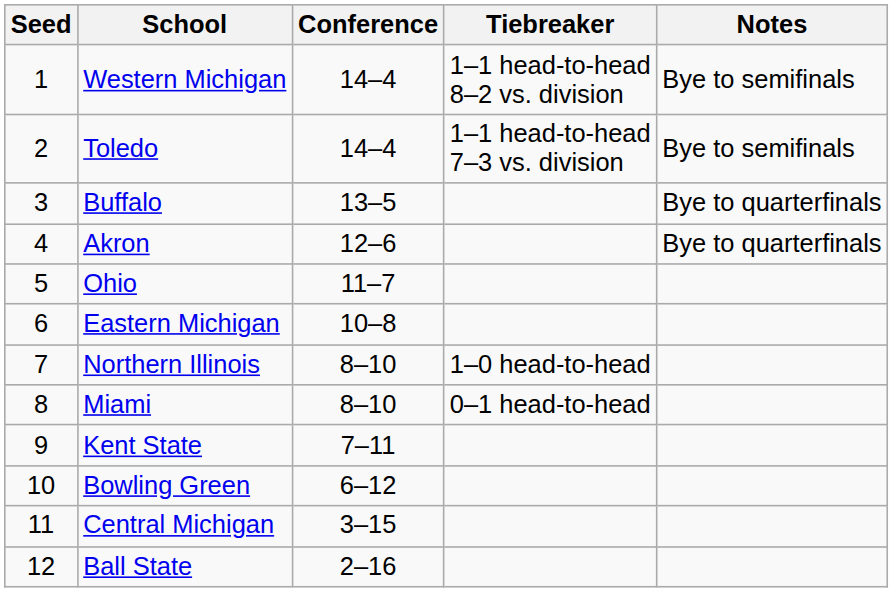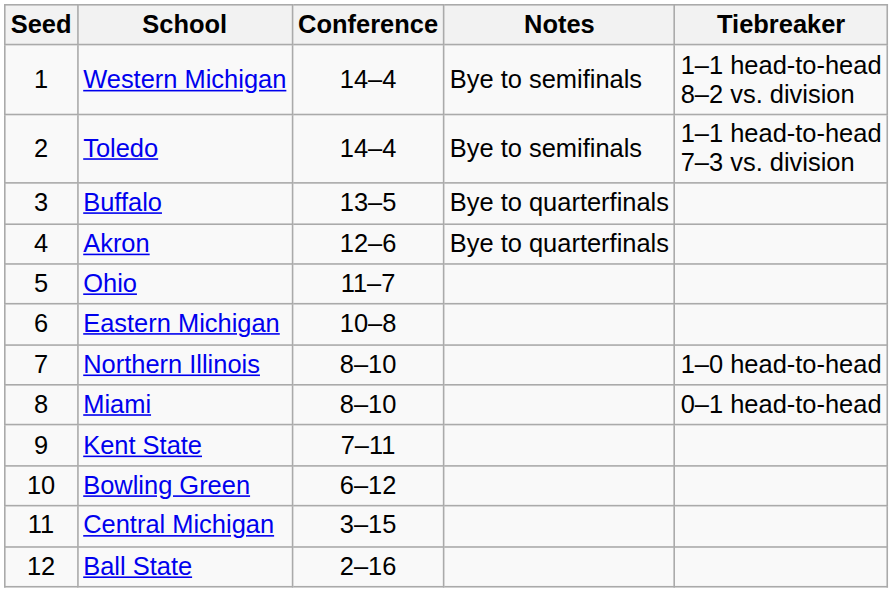columns swapped: (550, 24) <-> (772, 24)
